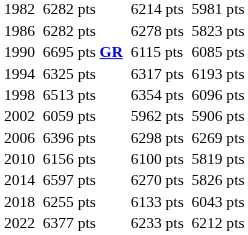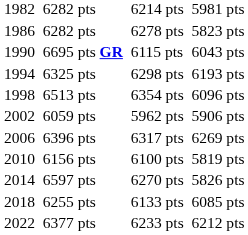(218, 52) 6085 pts -> (218, 52) 6043 pts
(157, 73) 6317 pts -> (157, 73) 6298 pts
(157, 137) 6298 pts -> (157, 137) 6317 pts
(218, 201) 6043 pts -> (218, 201) 6085 pts
